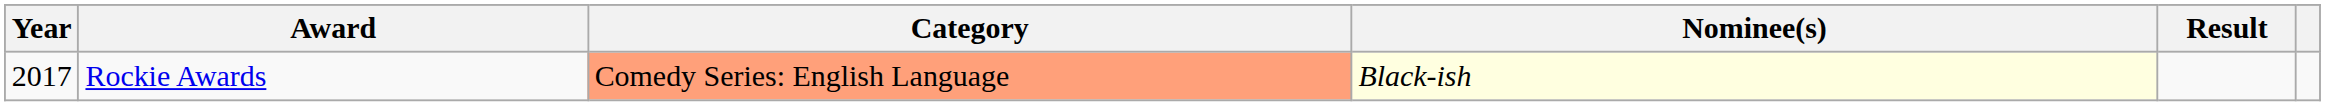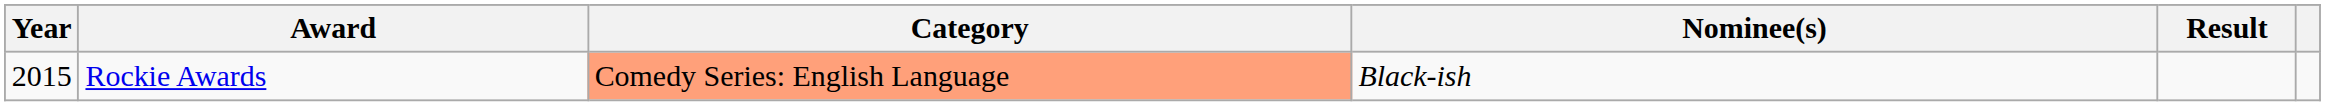(42, 75) 2017 -> (42, 75) 2015
(1415, 75) lightyellow background -> (1415, 75) no background
